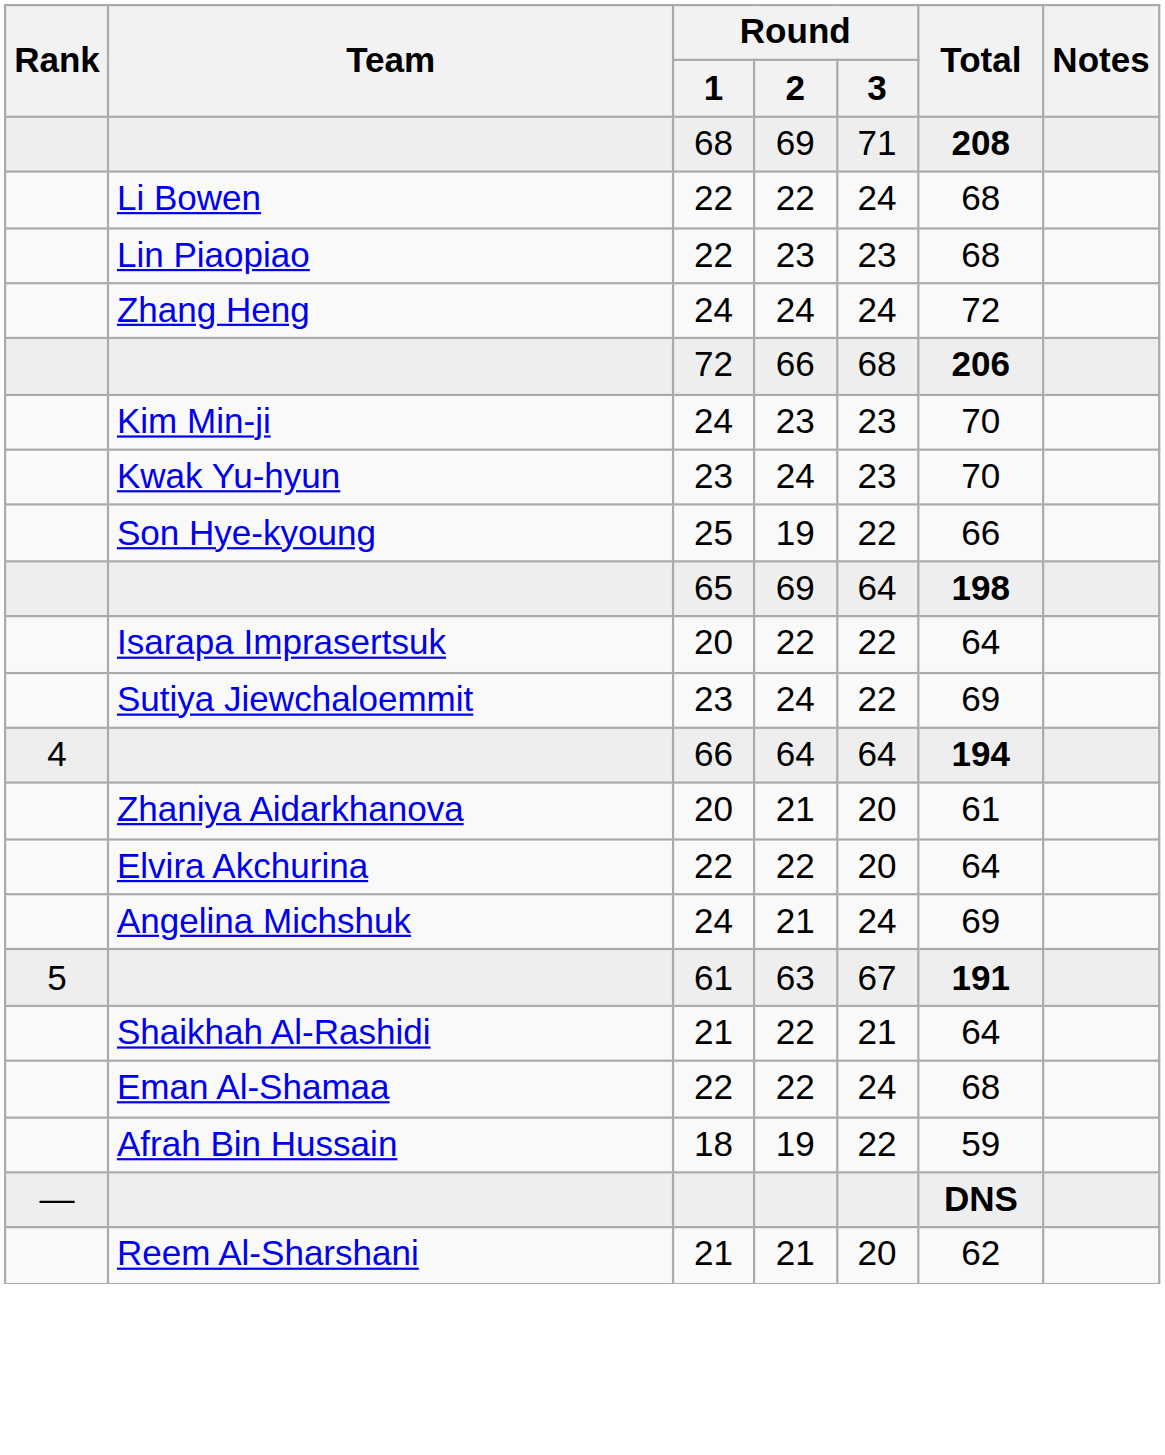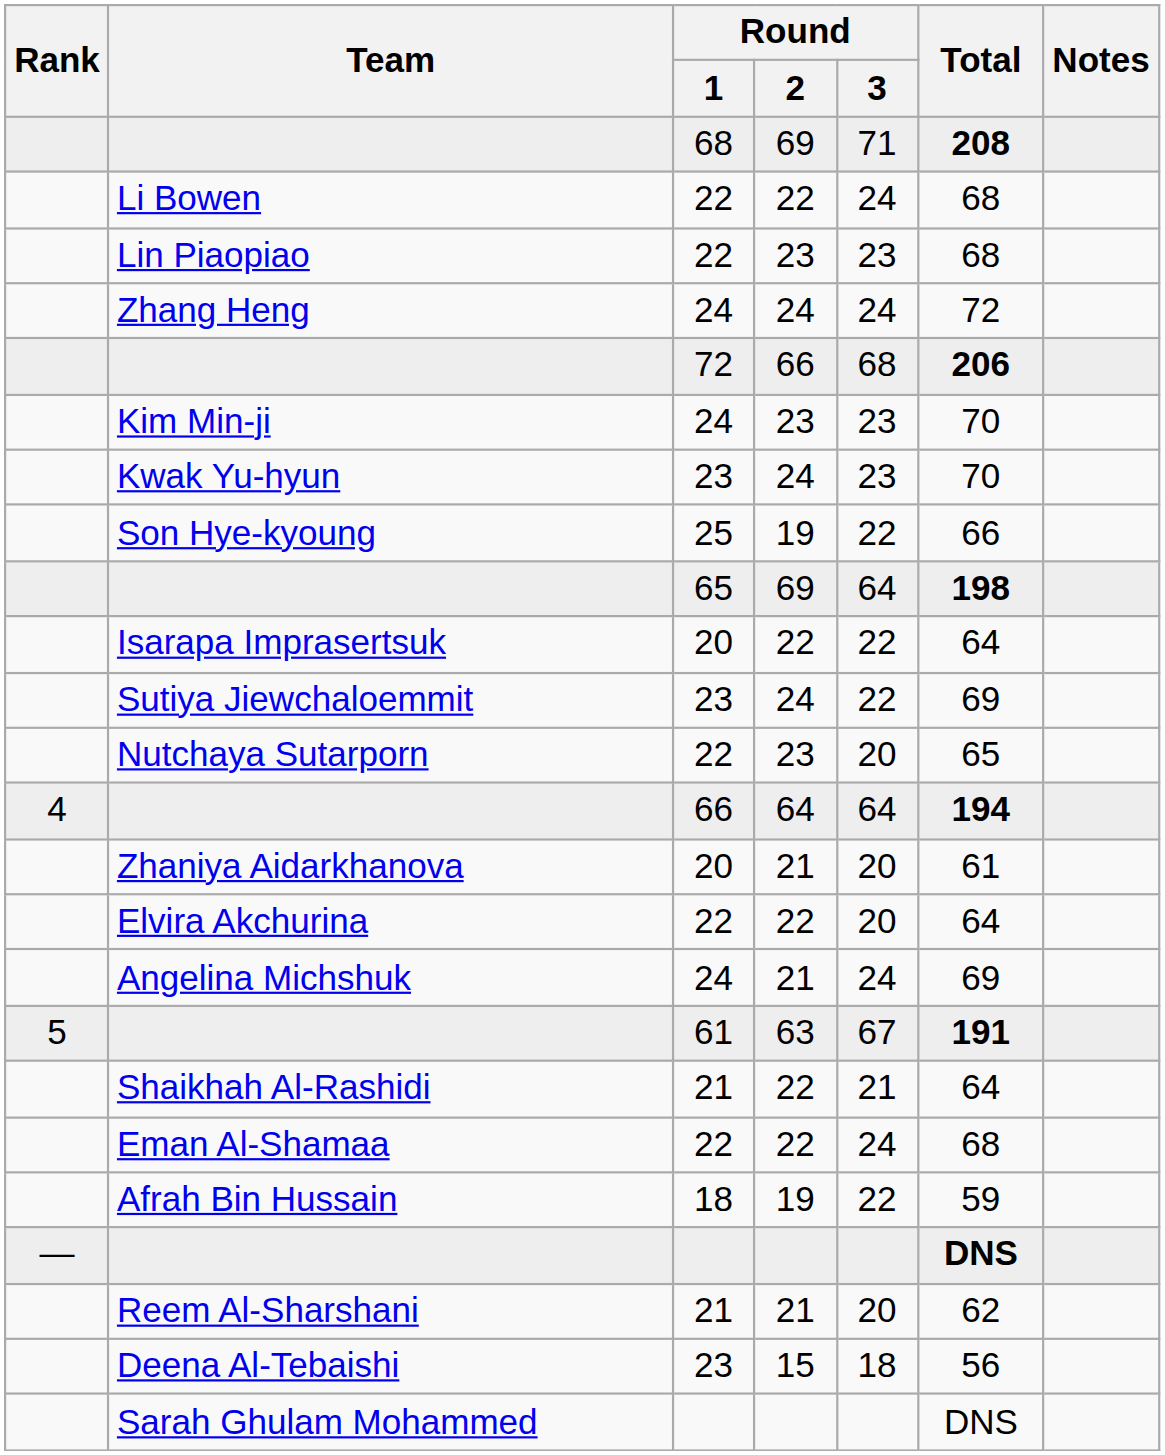+ row: (273, 754)
+ row: (258, 1365)
+ row: (327, 1421)
